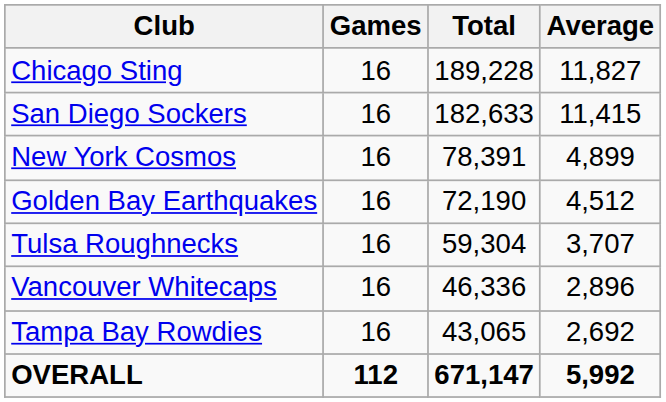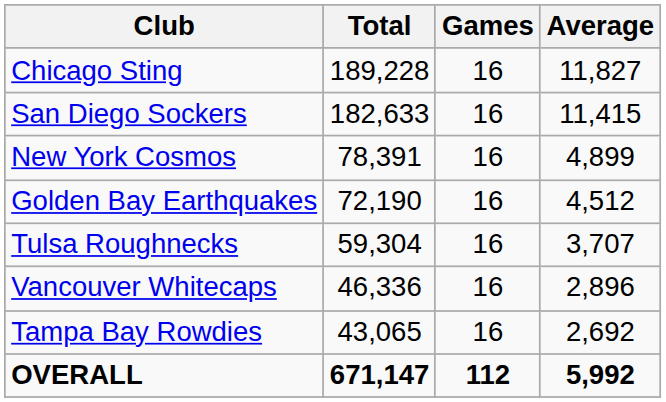columns swapped: (376, 26) <-> (484, 26)
